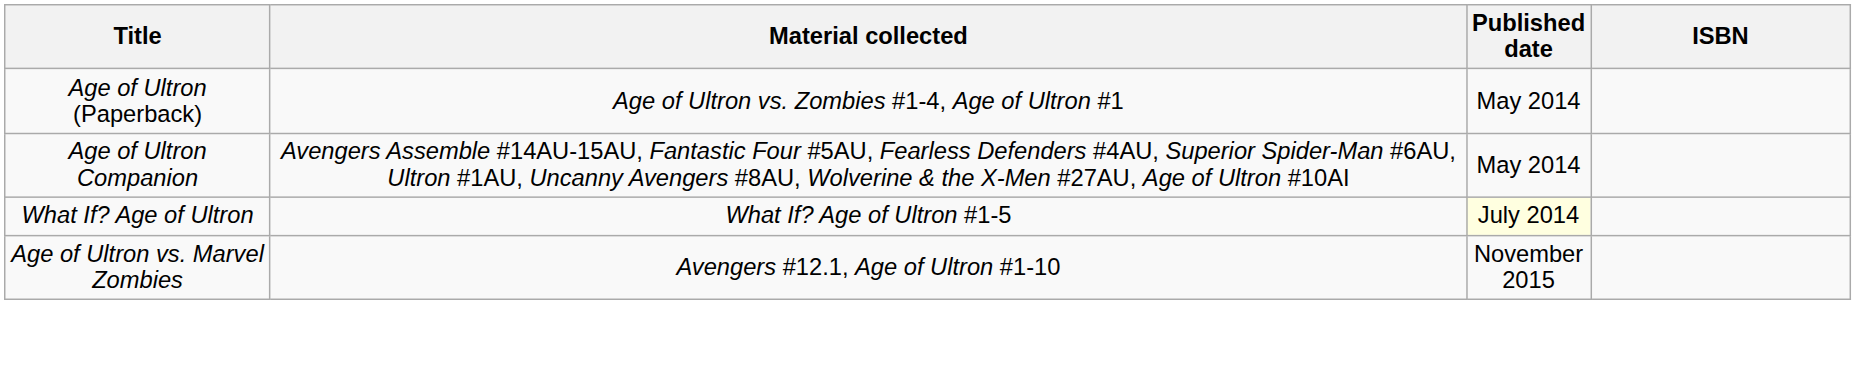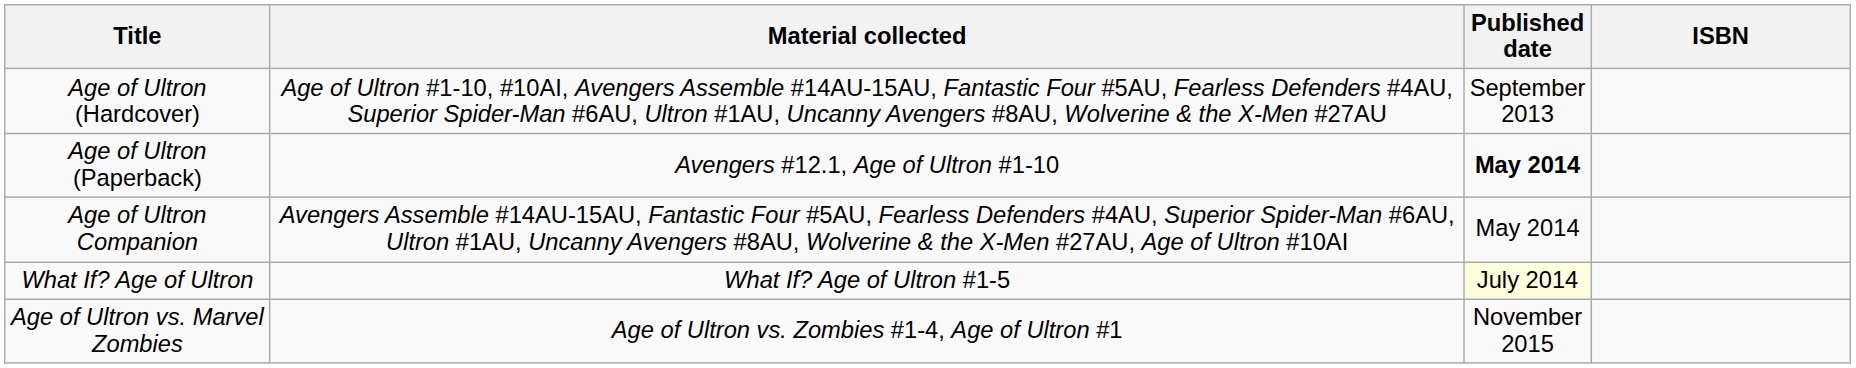+ row: (137, 100)
(868, 100) Age of Ultron vs. Zombies #1-4, Age of Ultron #1 -> (867, 164) Avengers #12.1, Age of Ultron #1-10
(1529, 100) normal -> (1528, 164) bold
(868, 266) Avengers #12.1, Age of Ultron #1-10 -> (867, 330) Age of Ultron vs. Zombies #1-4, Age of Ultron #1
